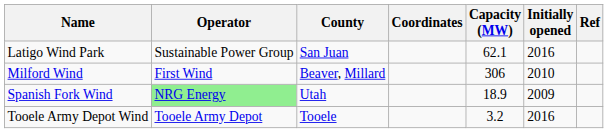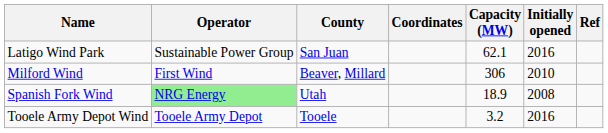(541, 95) 2009 -> (541, 95) 2008
